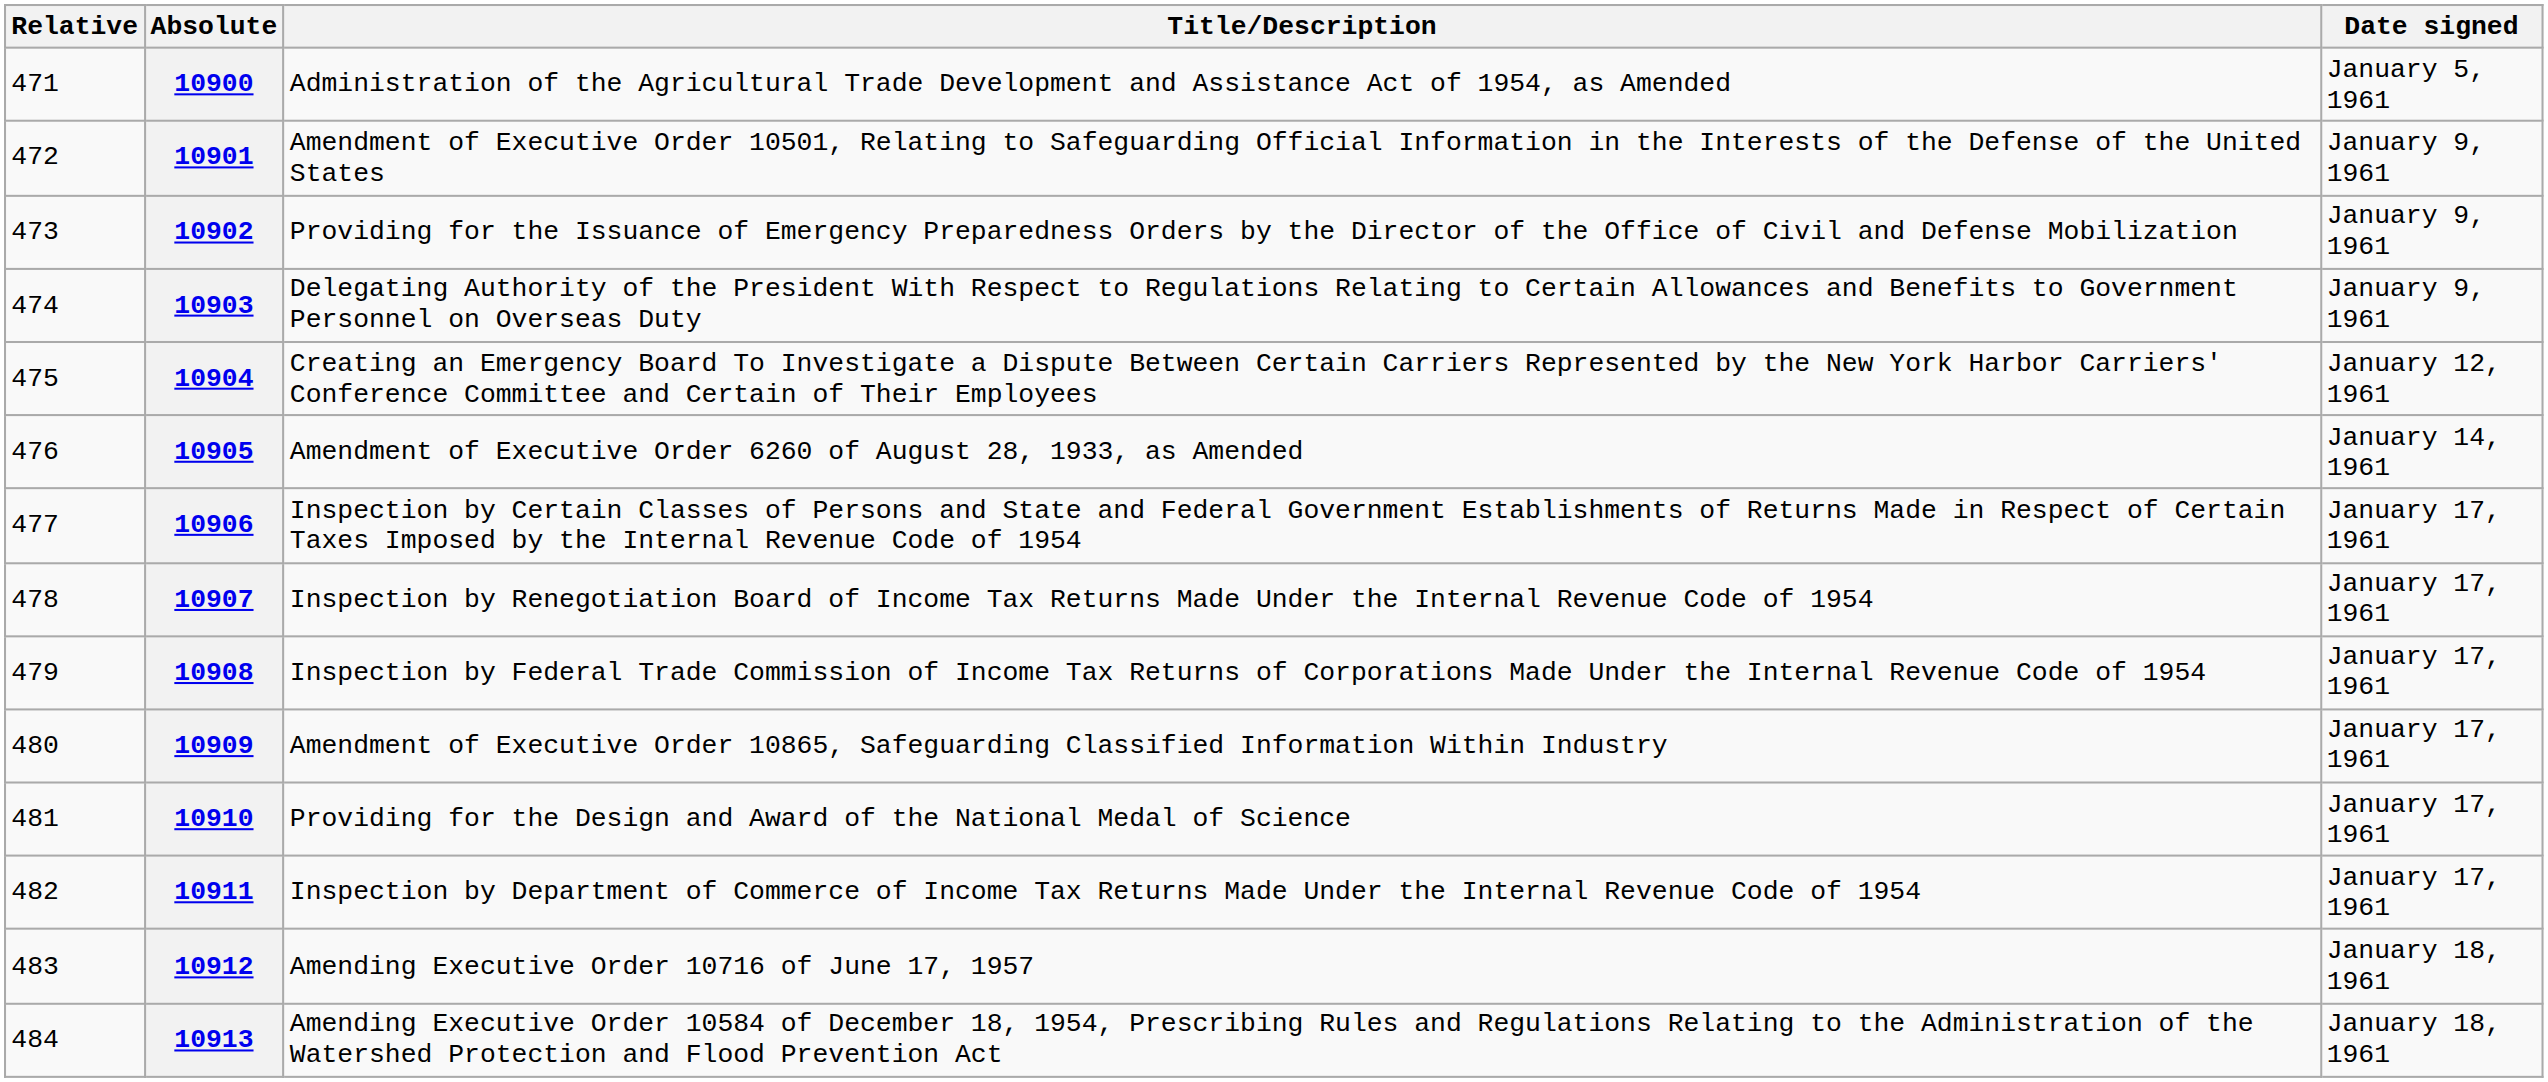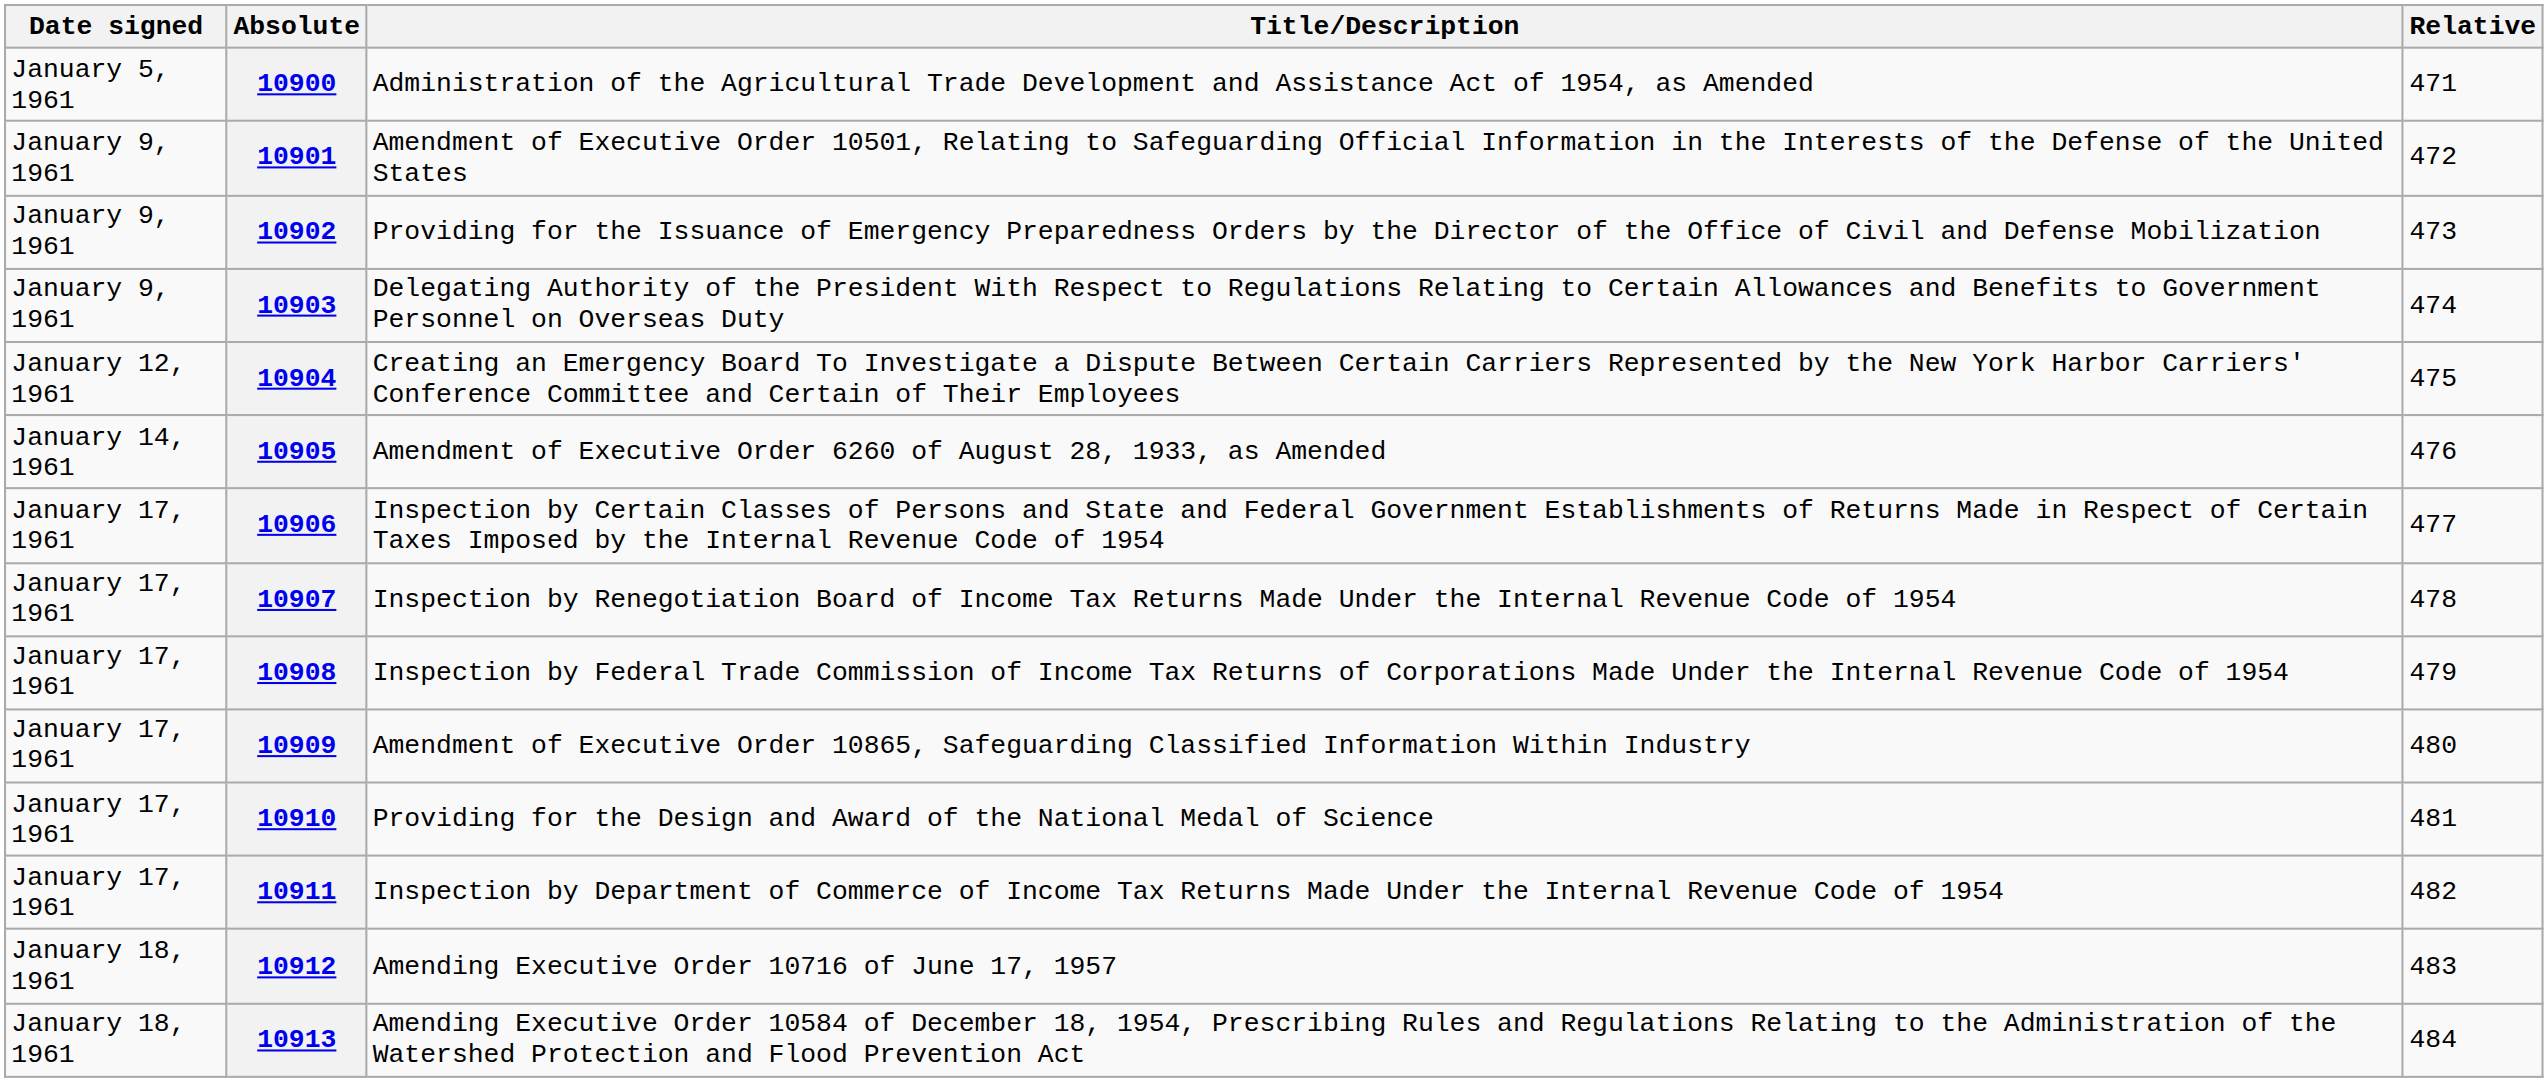columns swapped: (75, 27) <-> (2431, 27)
